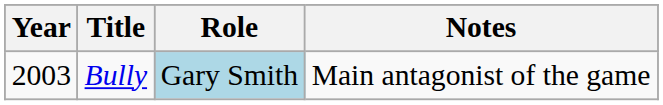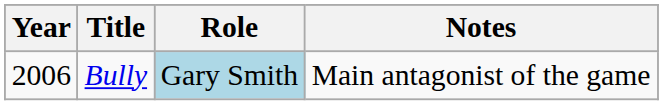(41, 74) 2003 -> (41, 74) 2006
